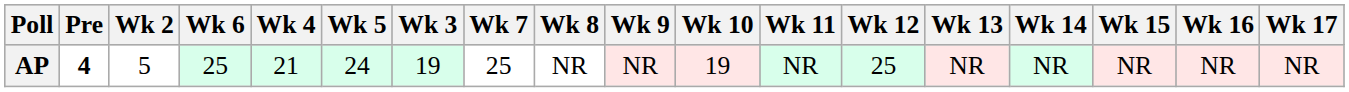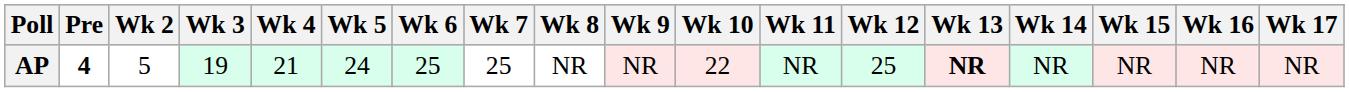columns swapped: (428, 24) <-> (215, 24)
(718, 65) 19 -> (718, 65) 22
(967, 65) normal -> (967, 65) bold
